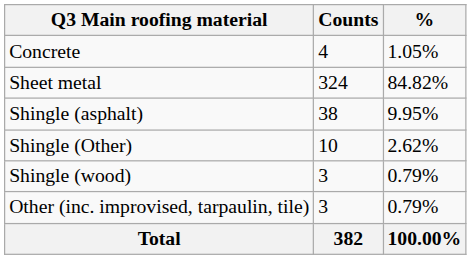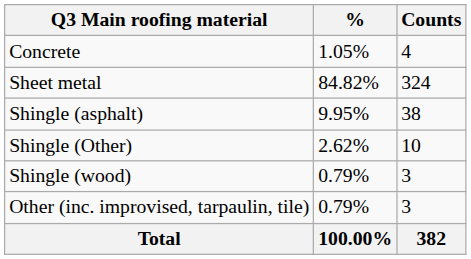columns swapped: (348, 20) <-> (424, 20)
